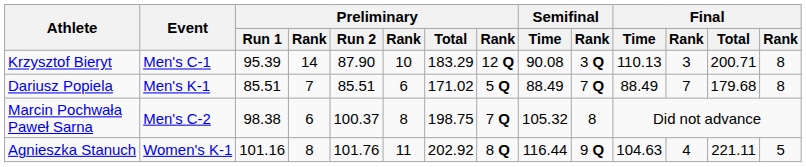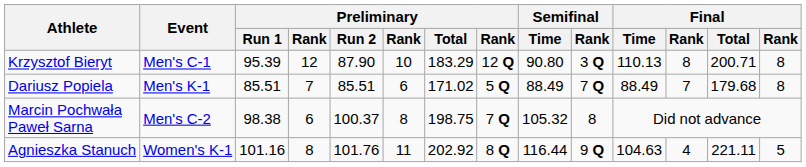(309, 63) 14 -> (309, 63) 12
(545, 63) 90.08 -> (545, 63) 90.80
(686, 63) 3 -> (686, 63) 8
